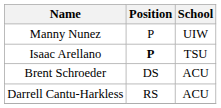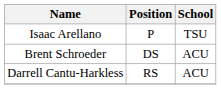- row: (65, 34)
(151, 53) bold -> (151, 34) normal
